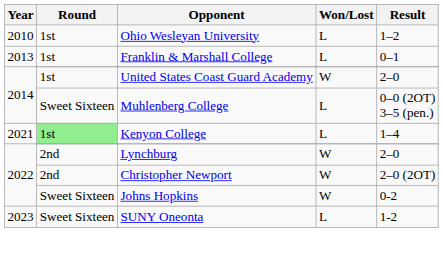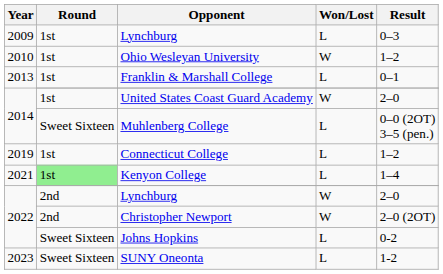+ row: (21, 35)
(323, 35) L -> (325, 56) W
+ row: (21, 154)
(325, 196) W -> (323, 237) L
